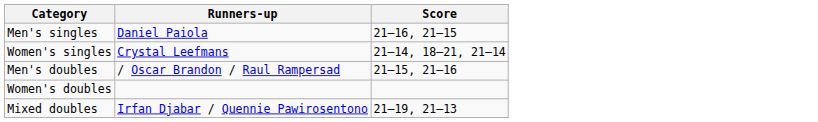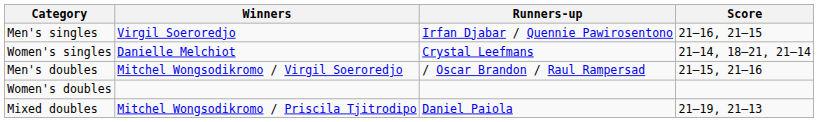+ column: (267, 14)
(162, 33) Daniel Paiola -> (548, 33) Irfan Djabar / Quennie Pawirosentono
(243, 108) Irfan Djabar / Quennie Pawirosentono -> (468, 108) Daniel Paiola
